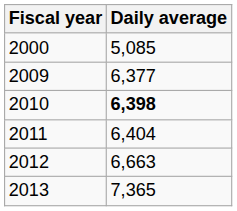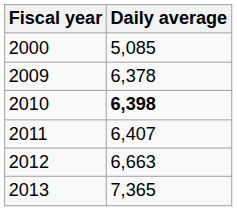(133, 76) 6,377 -> (133, 76) 6,378
(133, 133) 6,404 -> (133, 133) 6,407
